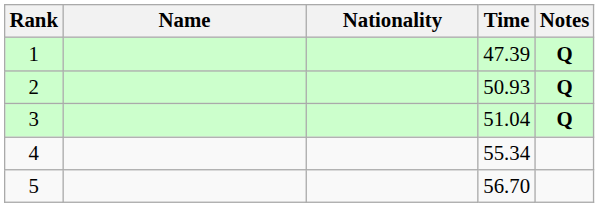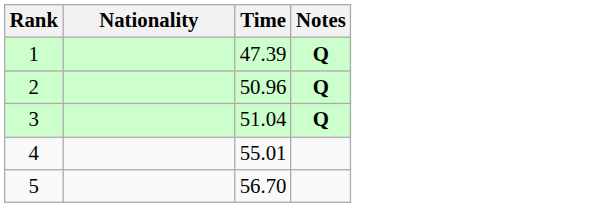- column: (185, 20)
(507, 86) 50.93 -> (263, 86) 50.96
(507, 152) 55.34 -> (263, 152) 55.01
